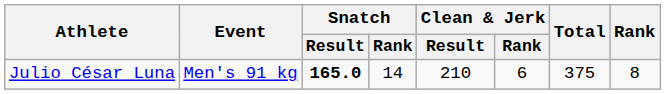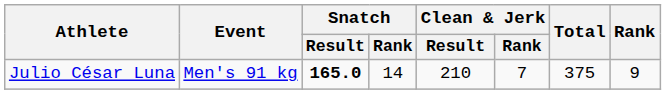(522, 74) 6 -> (522, 74) 7
(635, 74) 8 -> (635, 74) 9
